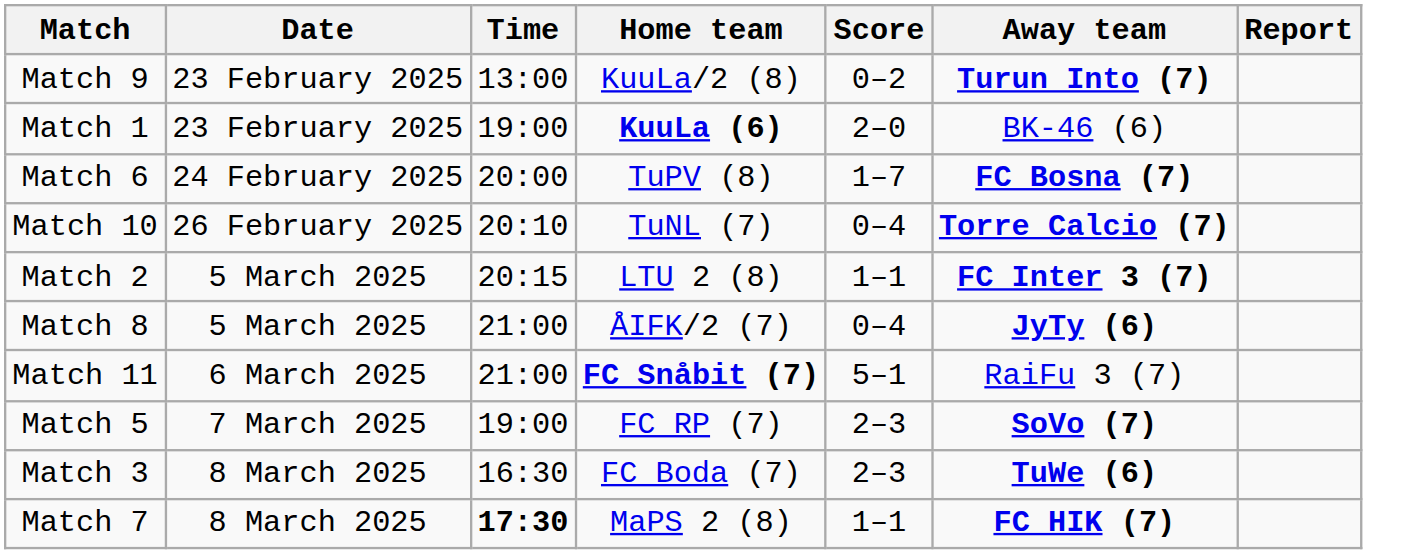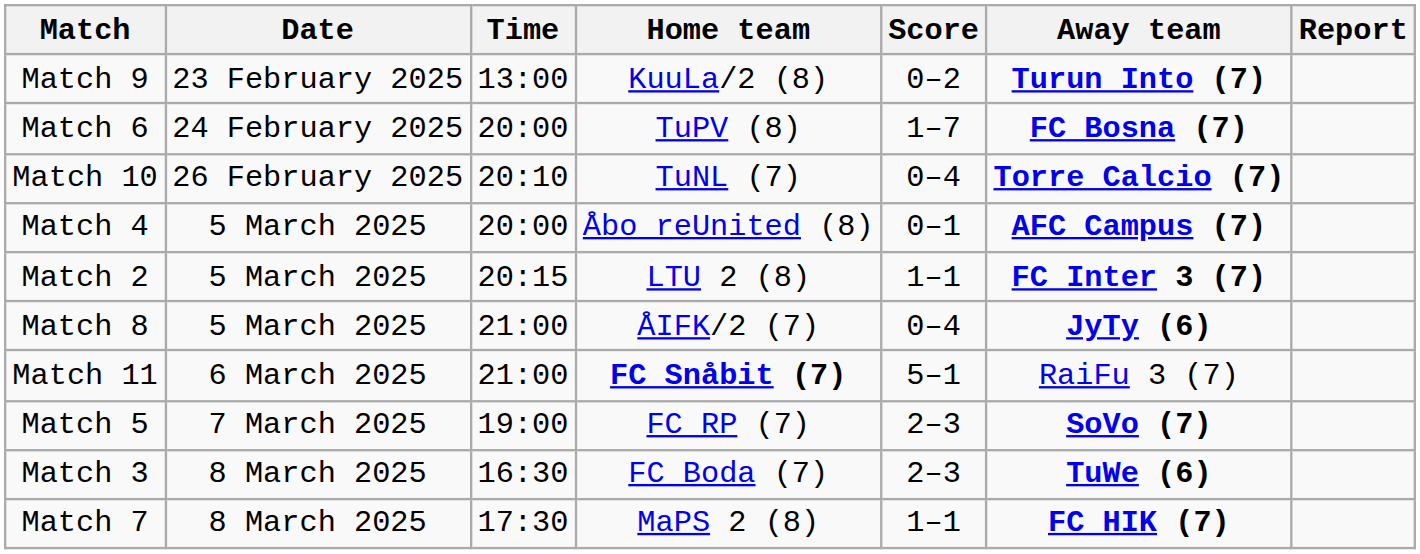- row: (85, 129)
+ row: (85, 227)
(523, 524) bold -> (523, 524) normal
